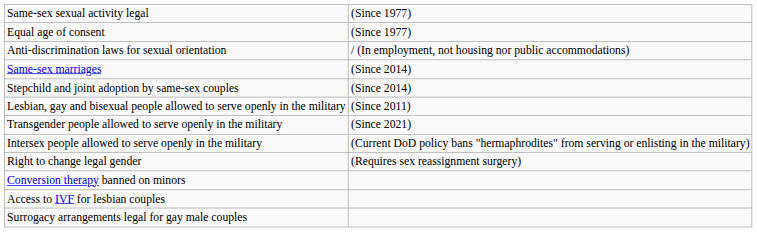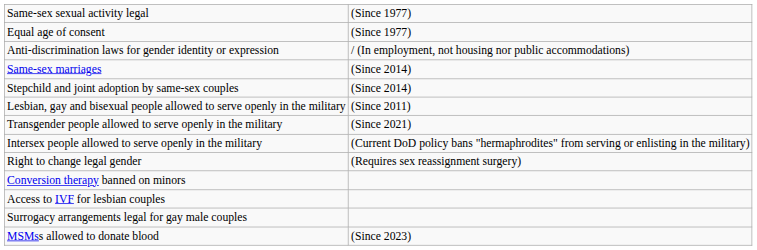- row: (117, 50)
+ row: (143, 50)
+ row: (83, 236)
